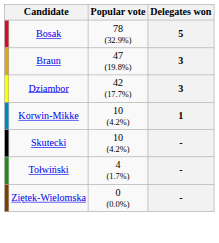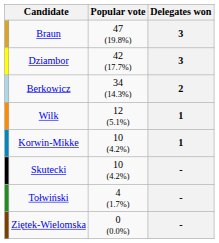- row: (49, 34)
+ row: (49, 88)
+ row: (49, 116)
